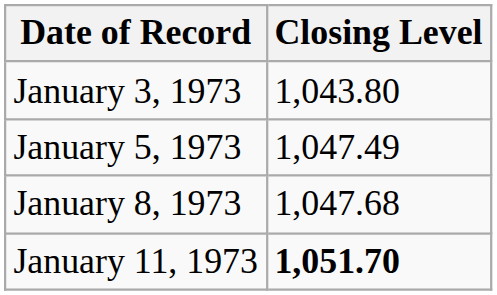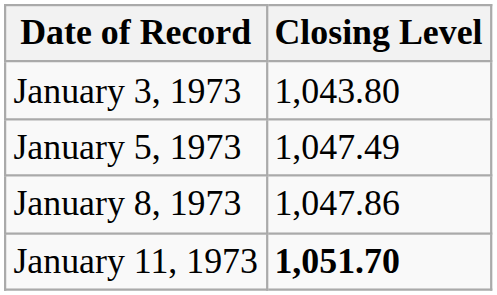(337, 203) 1,047.68 -> (337, 203) 1,047.86
